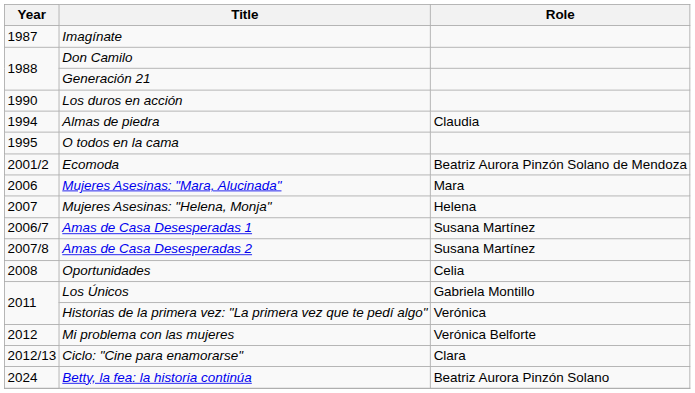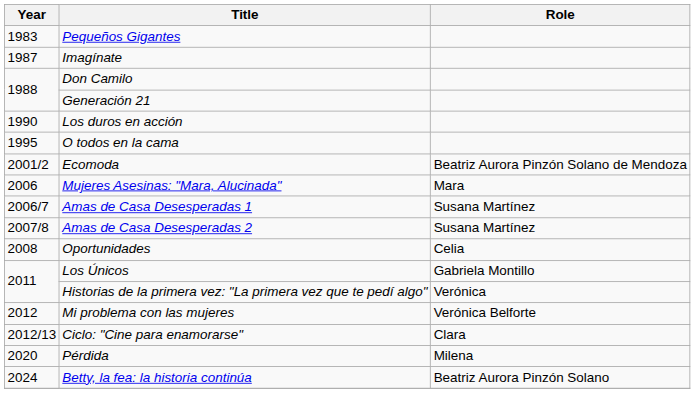+ row: (121, 36)
- row: (111, 121)
- row: (167, 206)
+ row: (85, 356)
